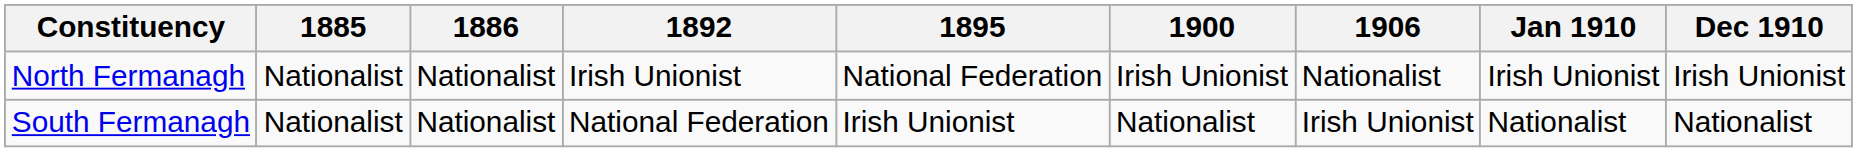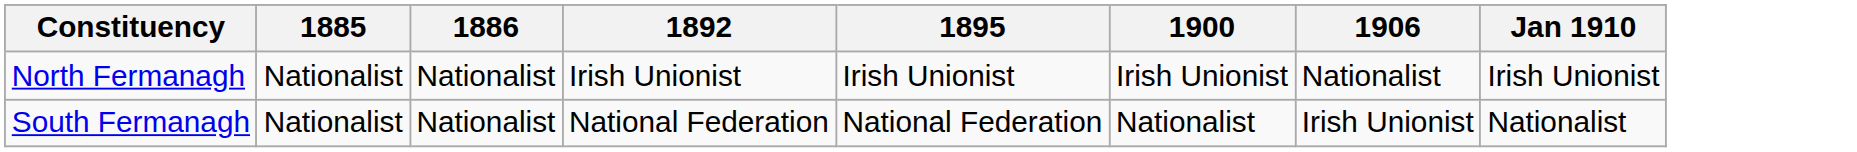- column: (1759, 28)
(972, 75) National Federation -> (929, 75) Irish Unionist
(929, 122) Irish Unionist -> (972, 122) National Federation
